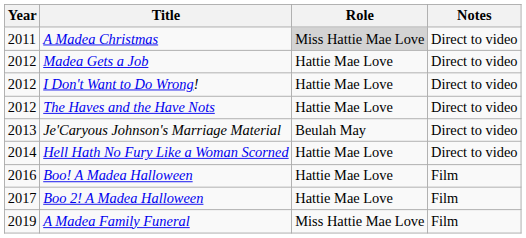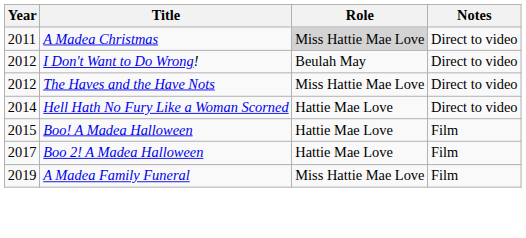- row: (96, 61)
(344, 84) Hattie Mae Love -> (331, 61) Beulah May
(344, 107) Hattie Mae Love -> (360, 84) Miss Hattie Mae Love
- row: (162, 130)
(22, 175) 2016 -> (22, 130) 2015
